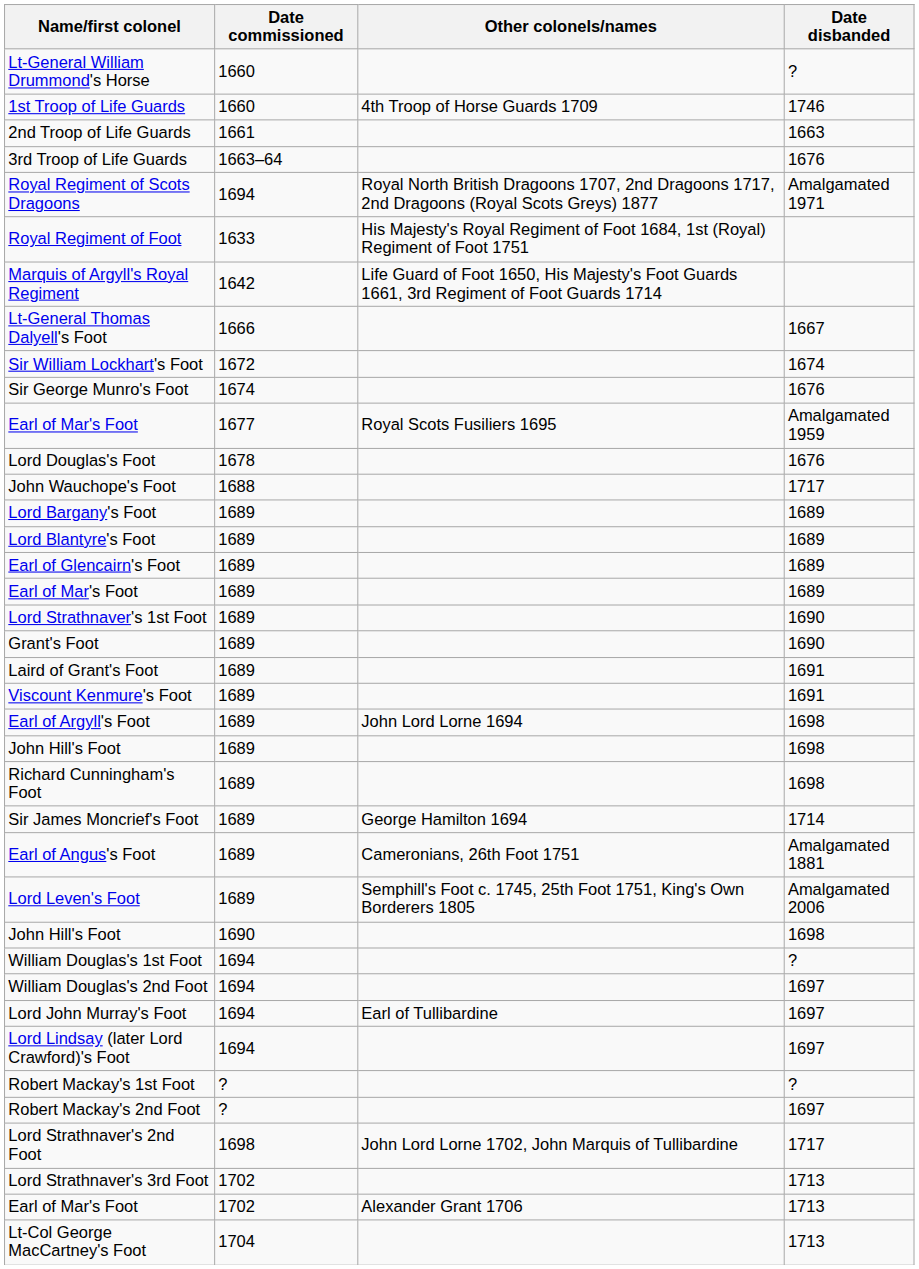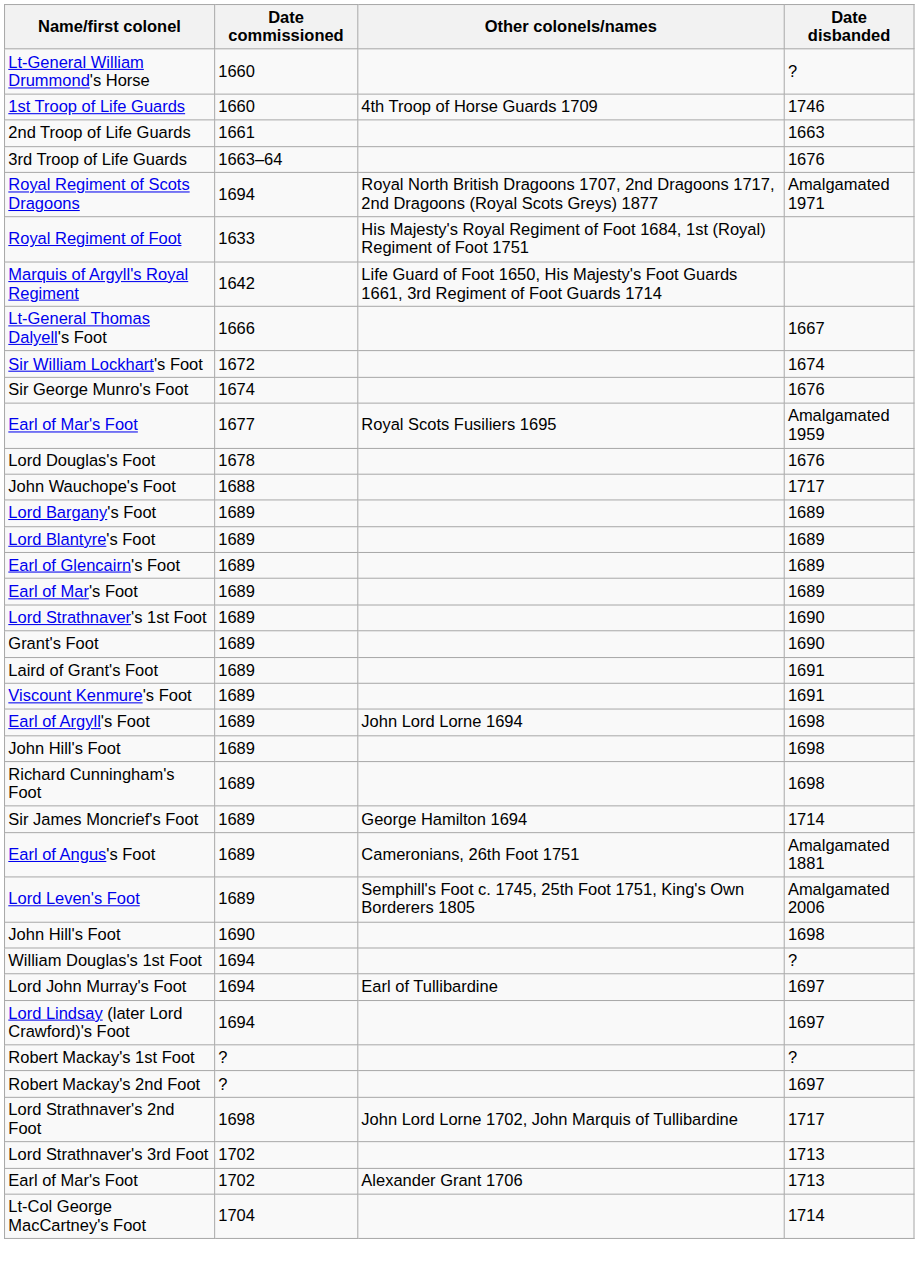- row: (108, 987)
(806, 1242) 1713 -> (806, 1216) 1714
